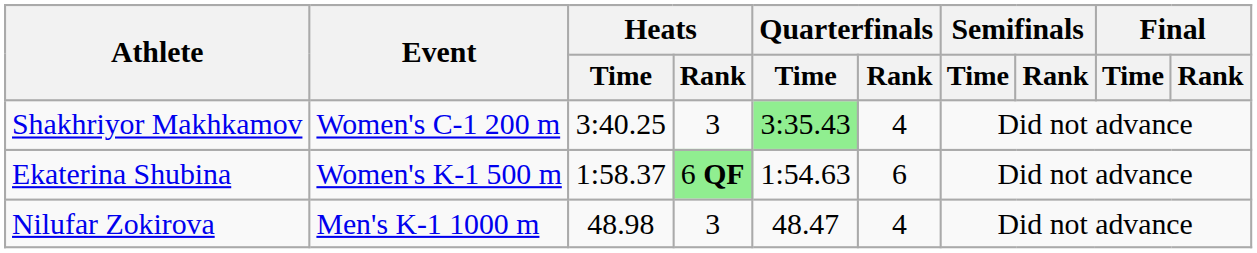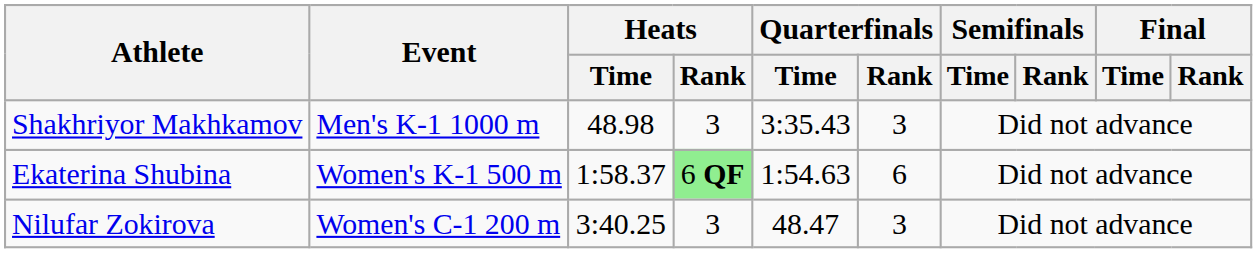(438, 125) Women's C-1 200 m -> (428, 125) Men's K-1 1000 m
(621, 125) 3:40.25 -> (621, 125) 48.98
(806, 125) lightgreen background -> (806, 125) no background
(899, 125) 4 -> (899, 125) 3
(428, 223) Men's K-1 1000 m -> (438, 223) Women's C-1 200 m
(621, 223) 48.98 -> (621, 223) 3:40.25
(899, 223) 4 -> (899, 223) 3
